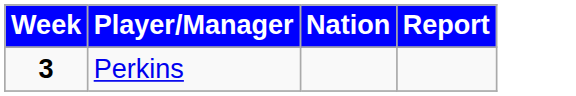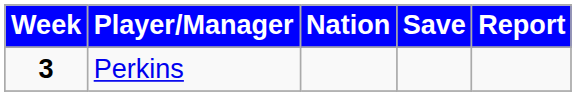+ column: (434, 25)
